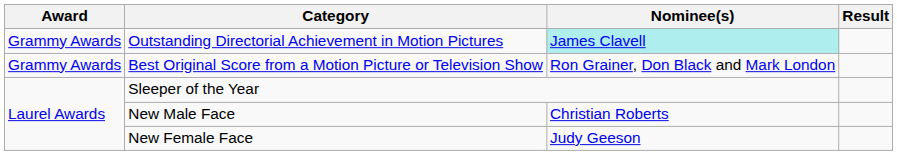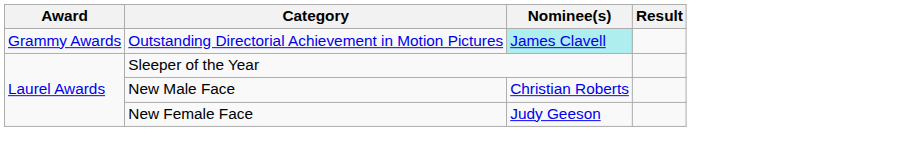- row: (336, 65)
